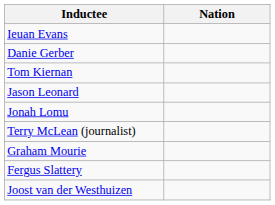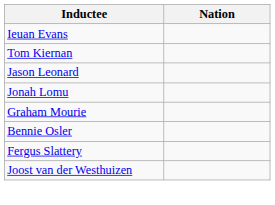- row: (41, 53)
- row: (71, 131)
+ row: (40, 131)
